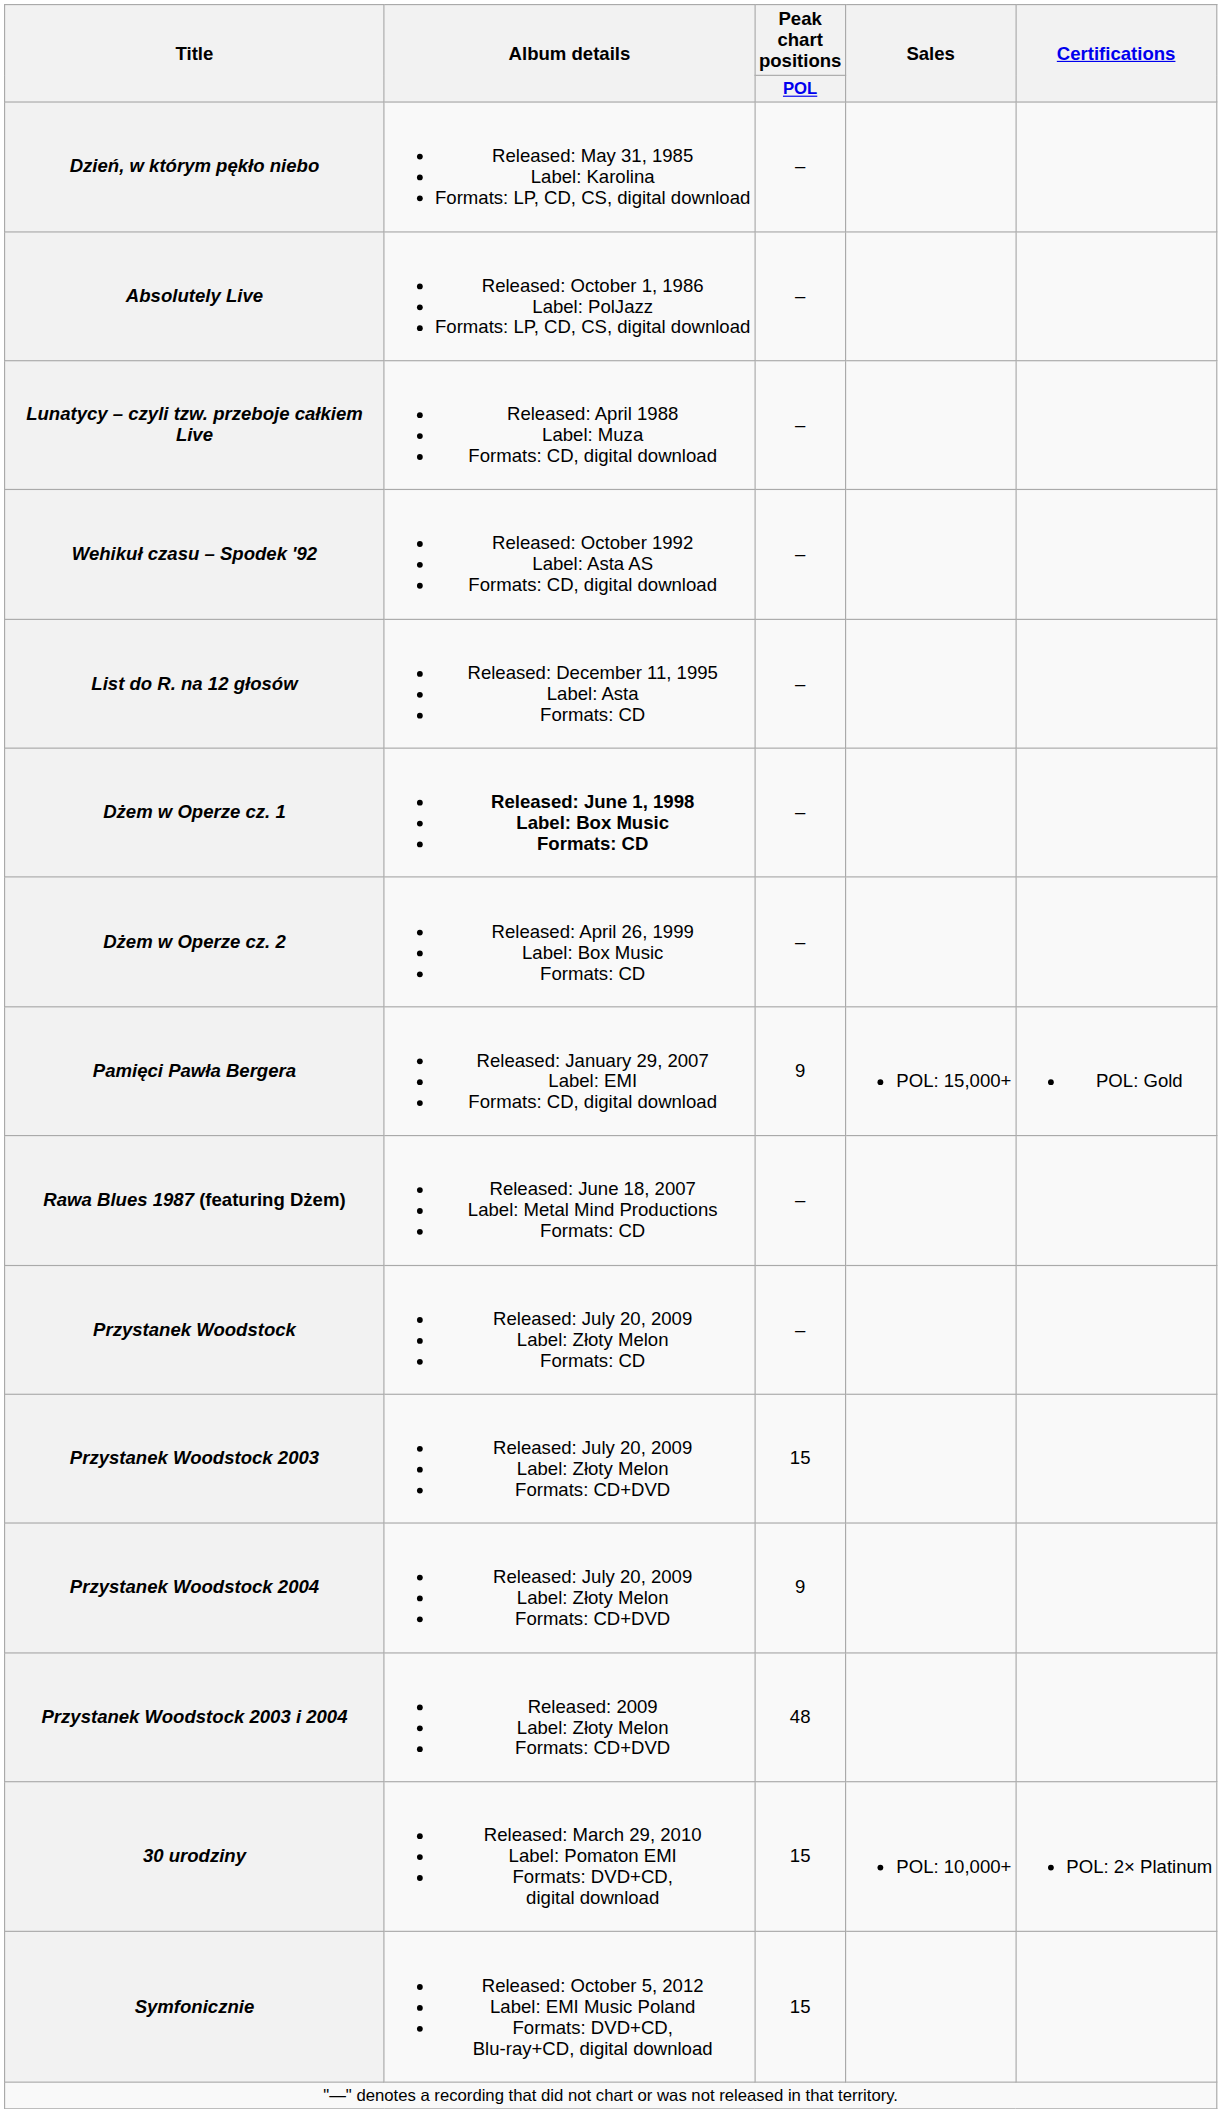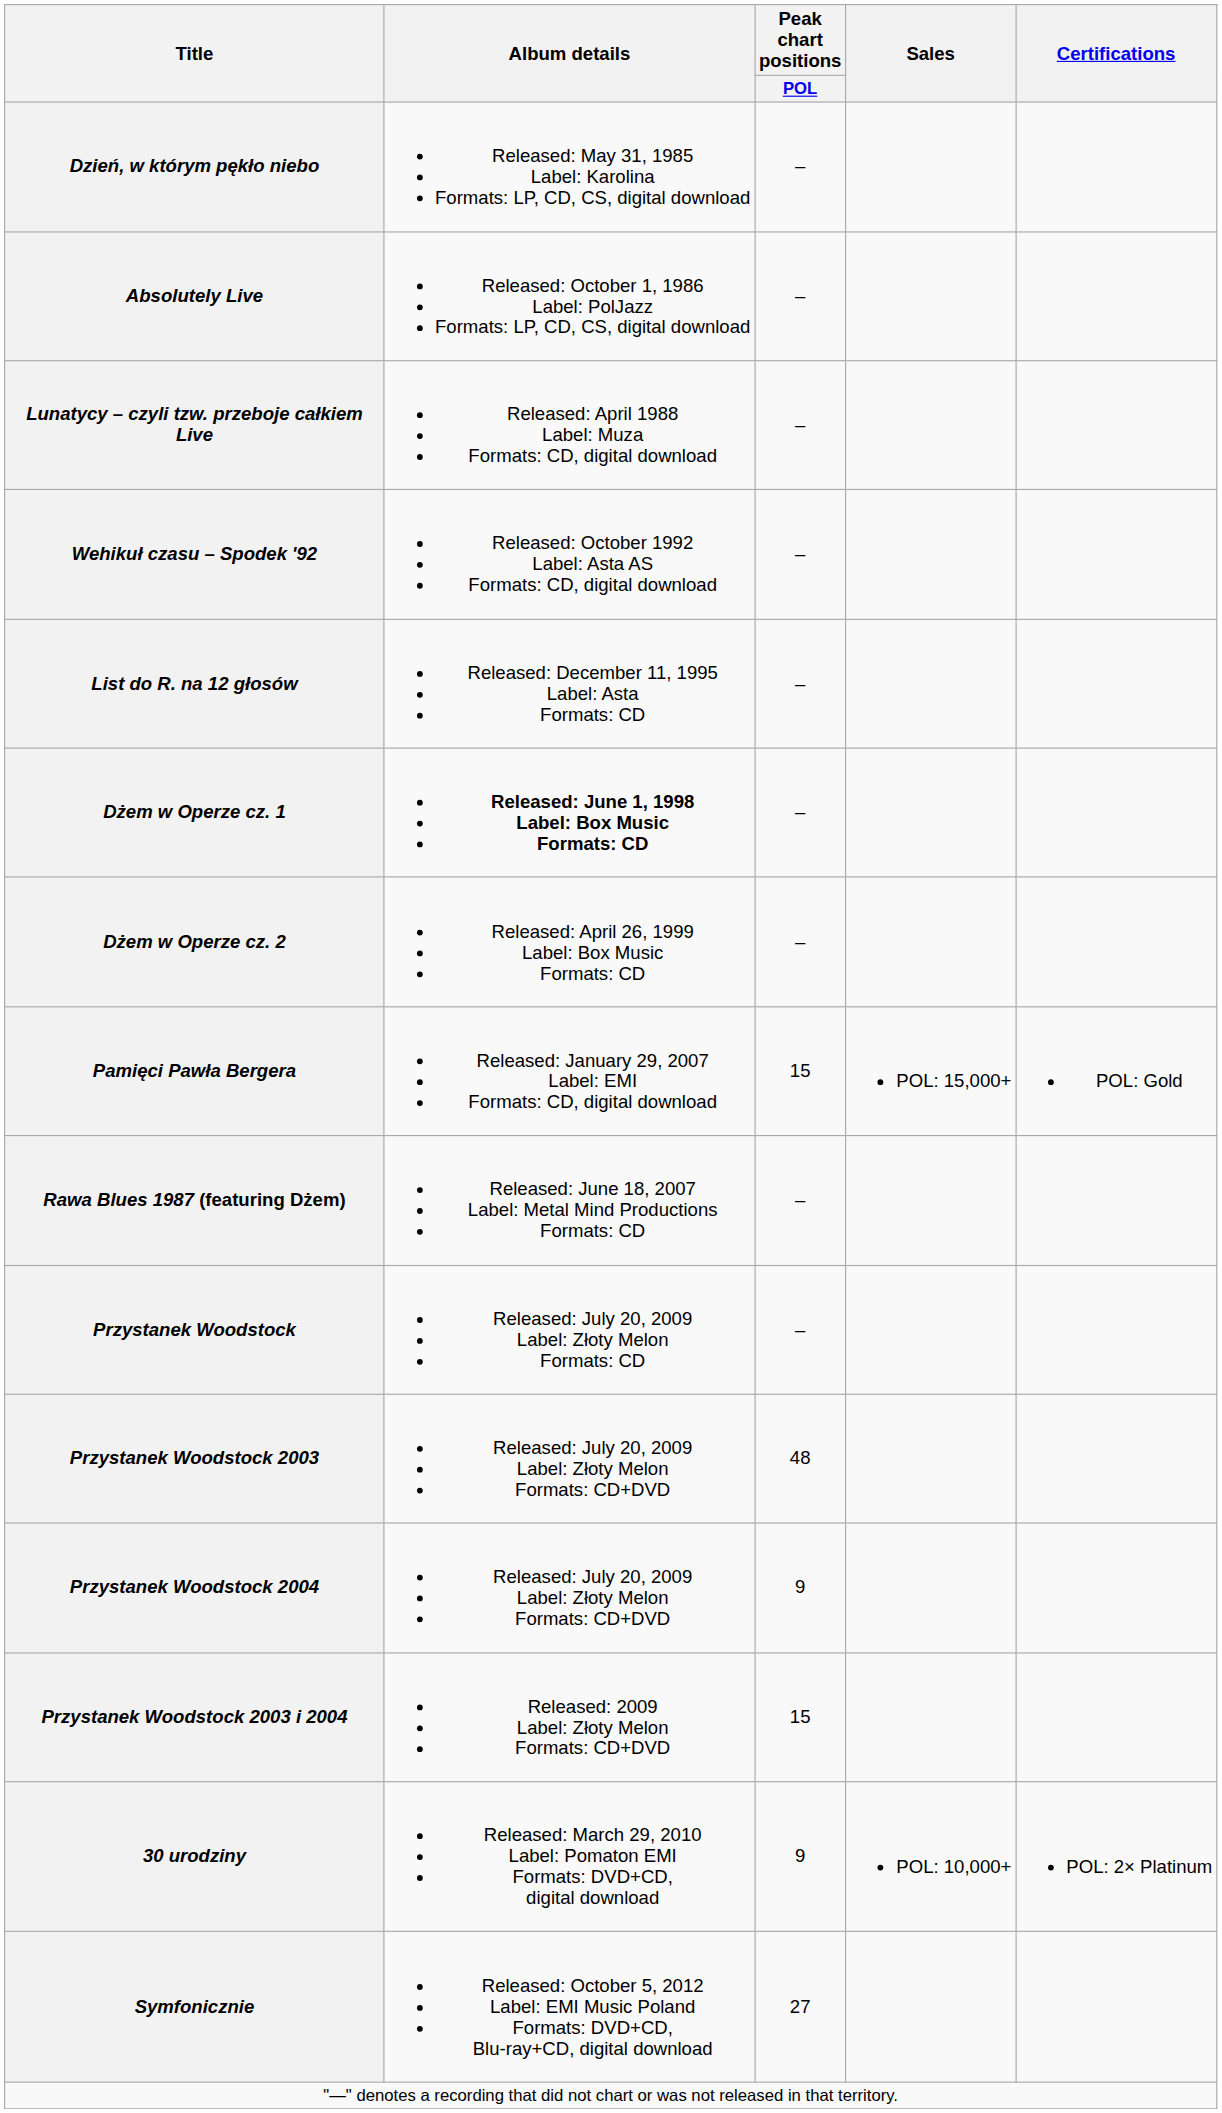(800, 1071) 9 -> (800, 1071) 15
(800, 1458) 15 -> (800, 1458) 48
(800, 1717) 48 -> (800, 1717) 15
(800, 1856) 15 -> (800, 1856) 9
(800, 2006) 15 -> (800, 2006) 27
